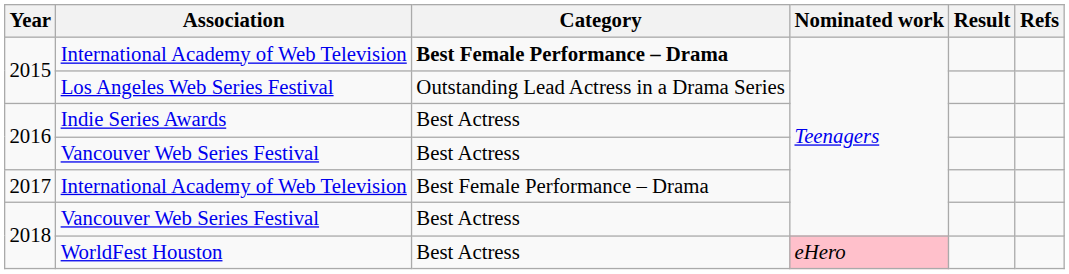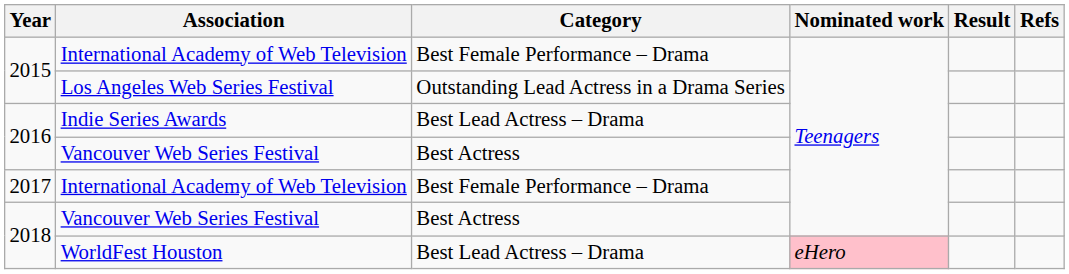(572, 53) bold -> (562, 53) normal
(468, 119) Best Actress -> (530, 119) Best Lead Actress – Drama
(468, 251) Best Actress -> (530, 251) Best Lead Actress – Drama
